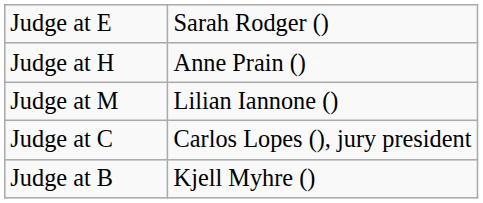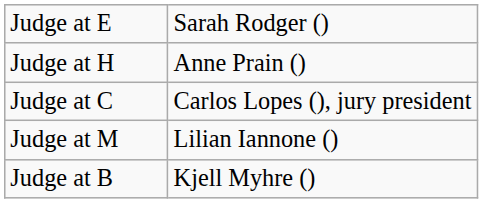rows swapped: (62, 139) <-> (64, 100)
